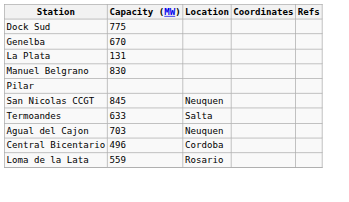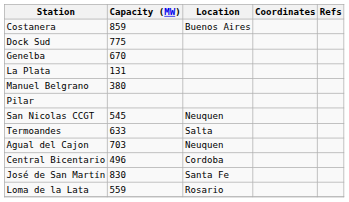+ row: (31, 27)
(118, 71) 830 -> (118, 86) 380
(118, 101) 845 -> (118, 116) 545
+ row: (56, 175)
